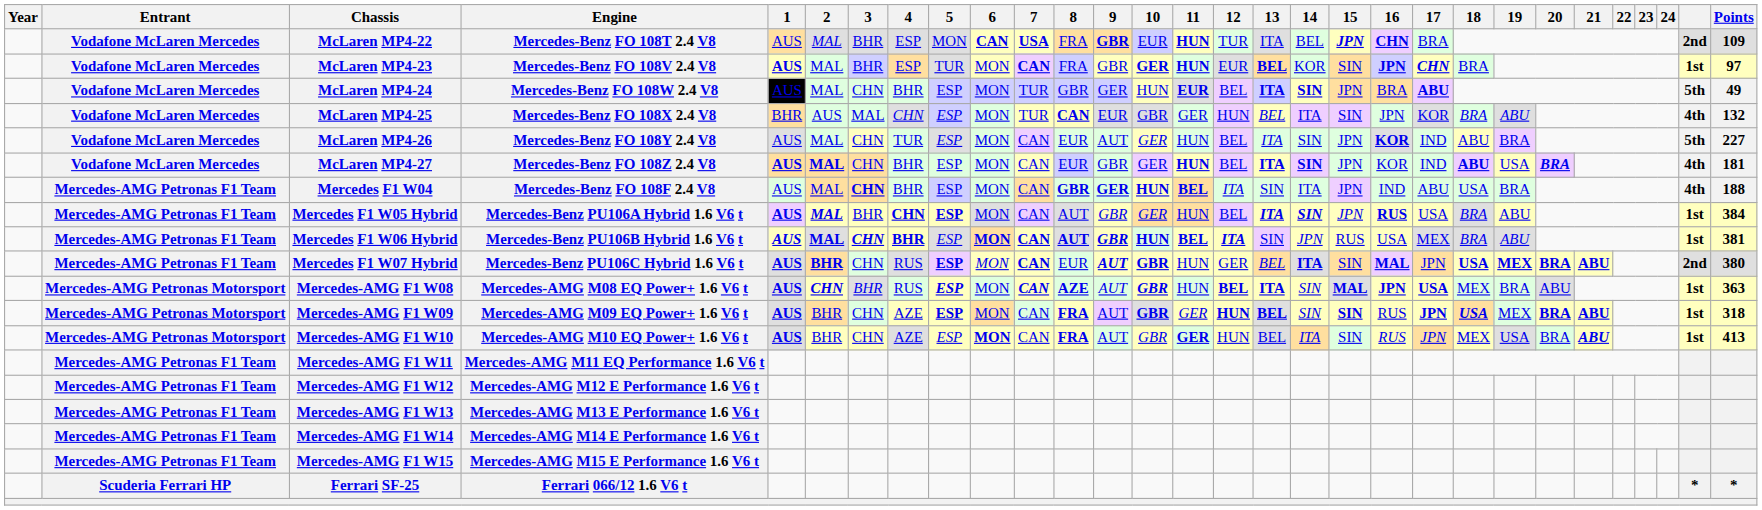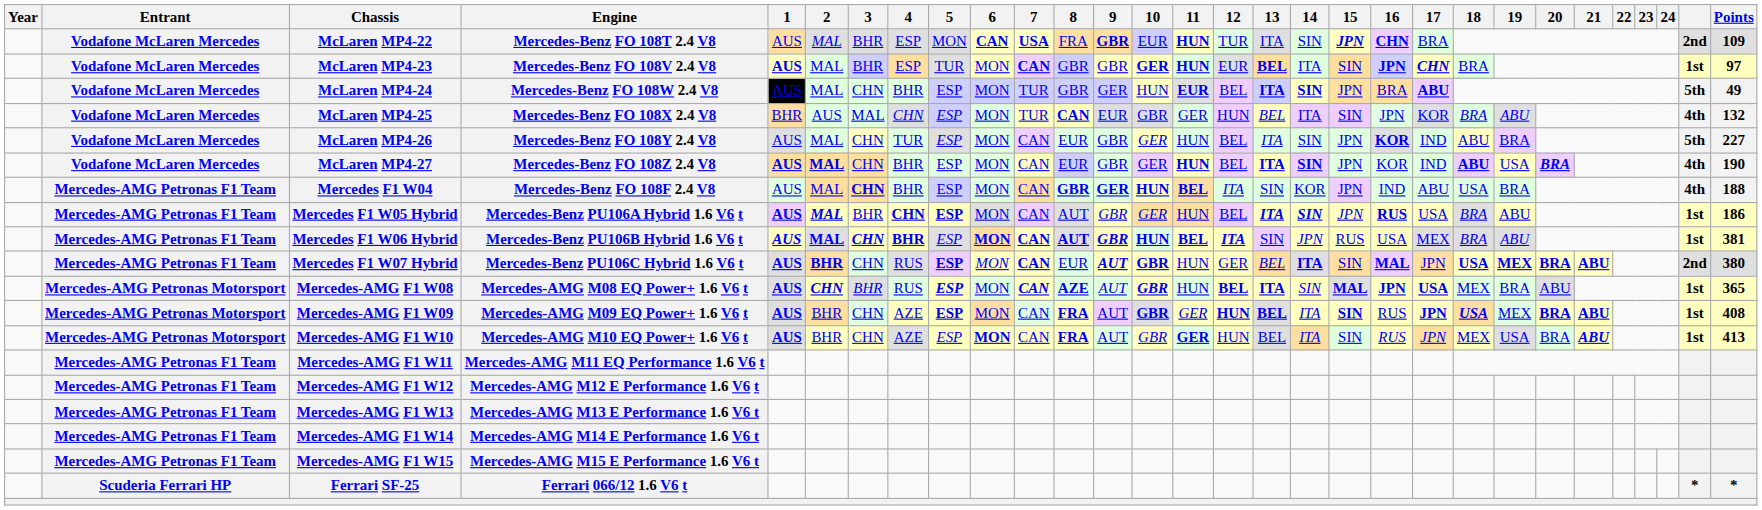(1310, 41) BEL -> (1310, 41) SIN
(1073, 65) FRA -> (1073, 65) GBR
(1310, 65) KOR -> (1310, 65) ITA
(1113, 139) AUT -> (1113, 139) GBR
(1734, 164) 181 -> (1734, 164) 190
(1310, 189) ITA -> (1310, 189) KOR
(1734, 213) 384 -> (1734, 213) 186
(1734, 287) 363 -> (1734, 287) 365
(1310, 312) SIN -> (1310, 312) ITA
(1734, 312) 318 -> (1734, 312) 408
